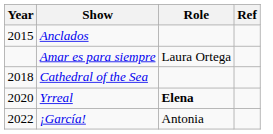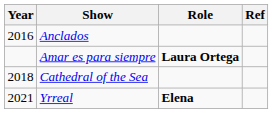(21, 35) 2015 -> (21, 35) 2016
(196, 56) normal -> (200, 56) bold
(21, 98) 2020 -> (21, 98) 2021
- row: (63, 118)
